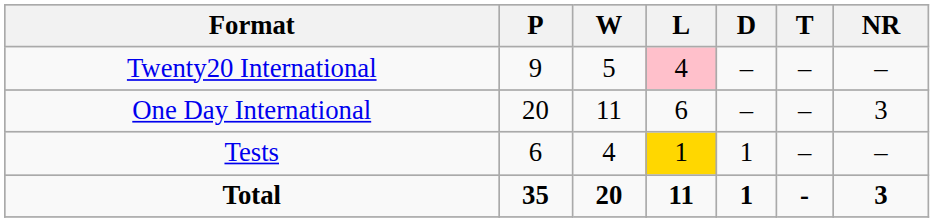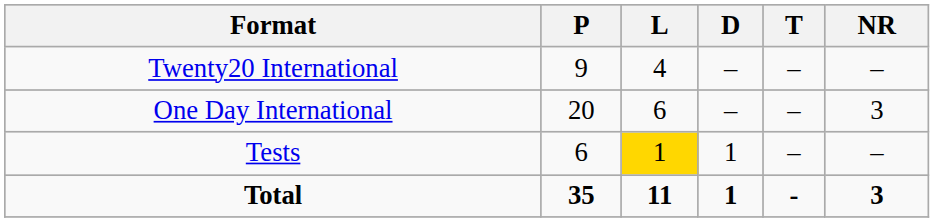- column: (609, 25)
(681, 68) pink background -> (660, 68) no background
